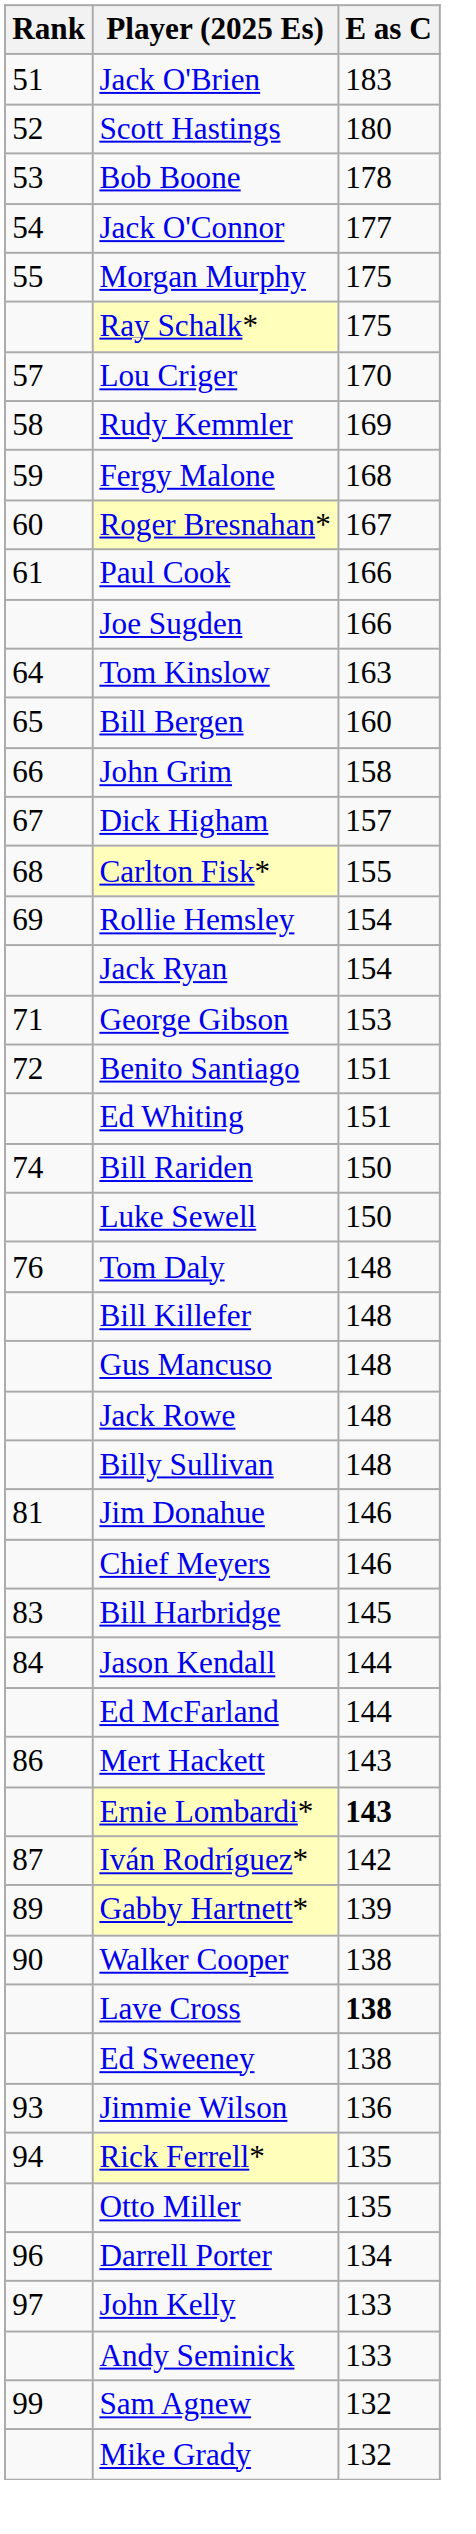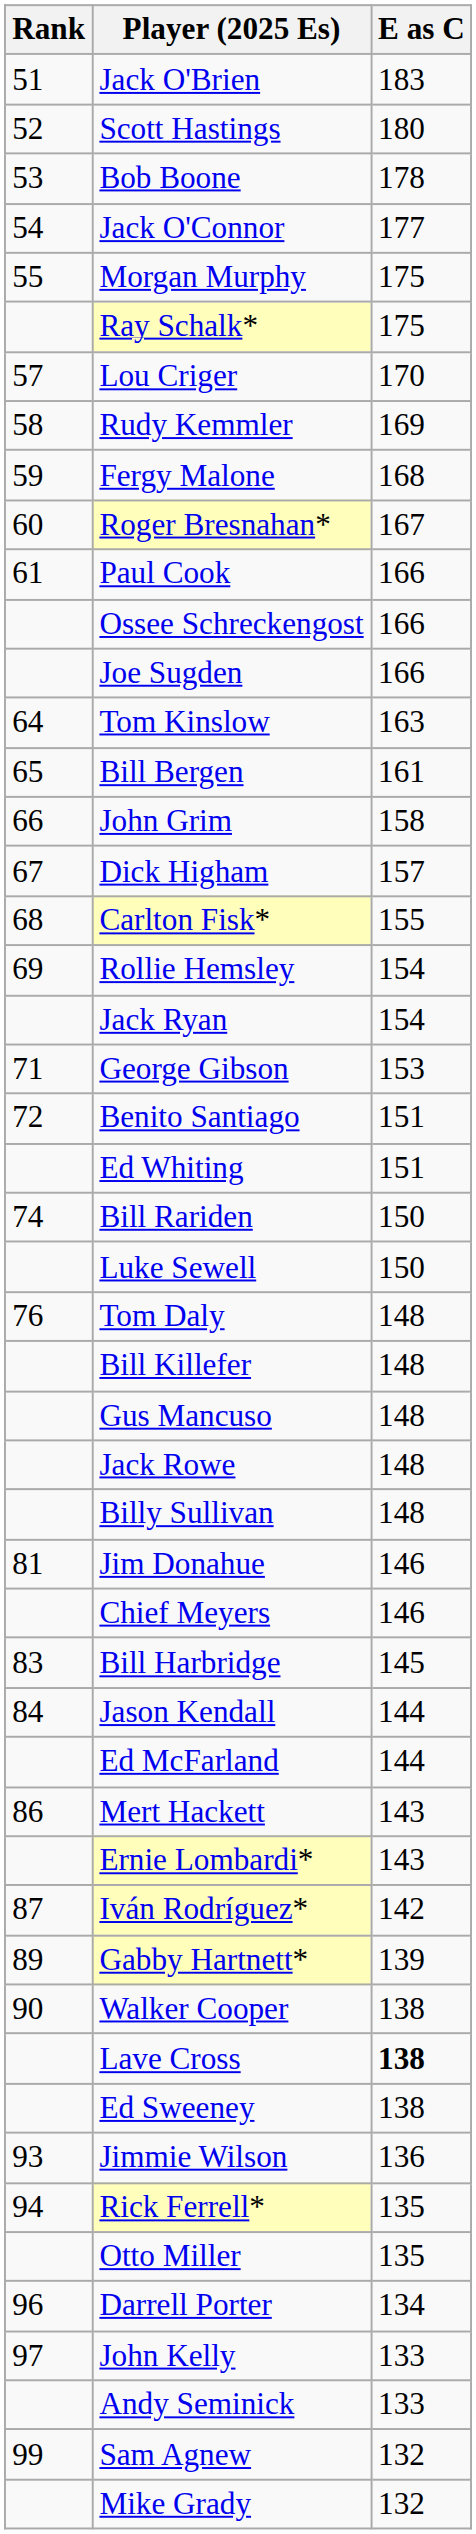+ row: (232, 623)
(369, 722) 160 -> (401, 771) 161
(369, 1810) bold -> (401, 1860) normal
